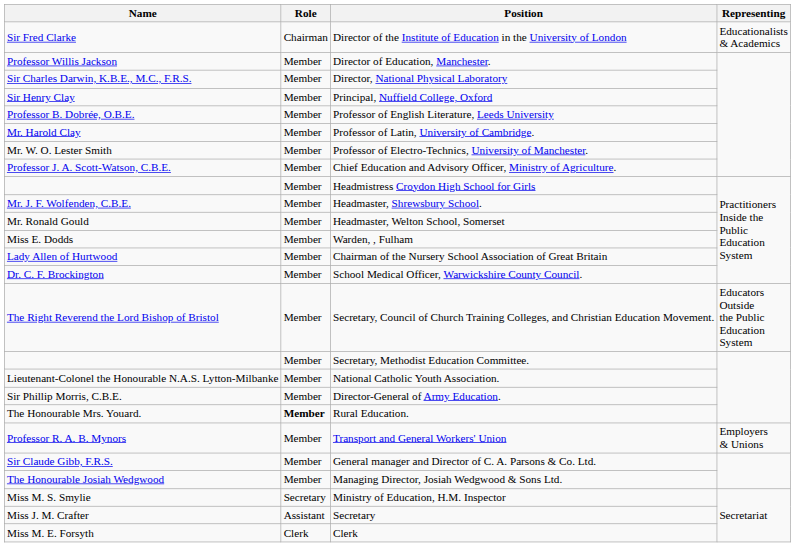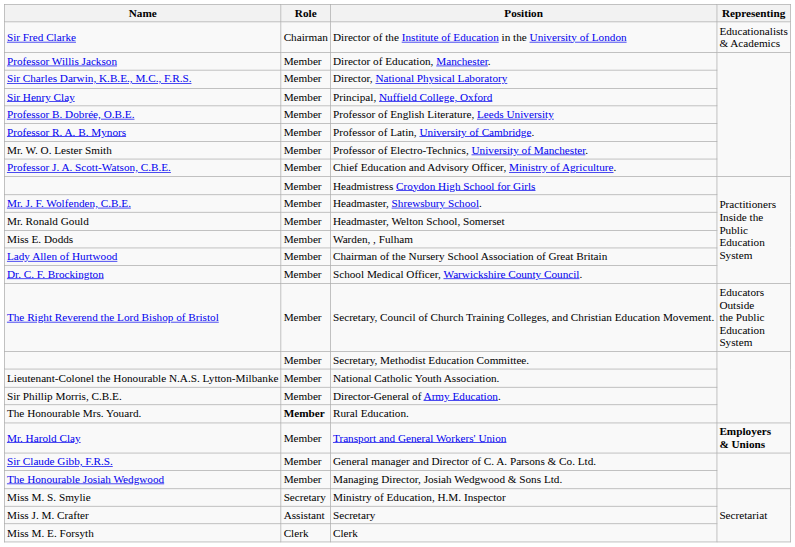(44, 132) Mr. Harold Clay -> (67, 132) Professor R. A. B. Mynors
(67, 437) Professor R. A. B. Mynors -> (44, 437) Mr. Harold Clay
(744, 437) normal -> (745, 437) bold
